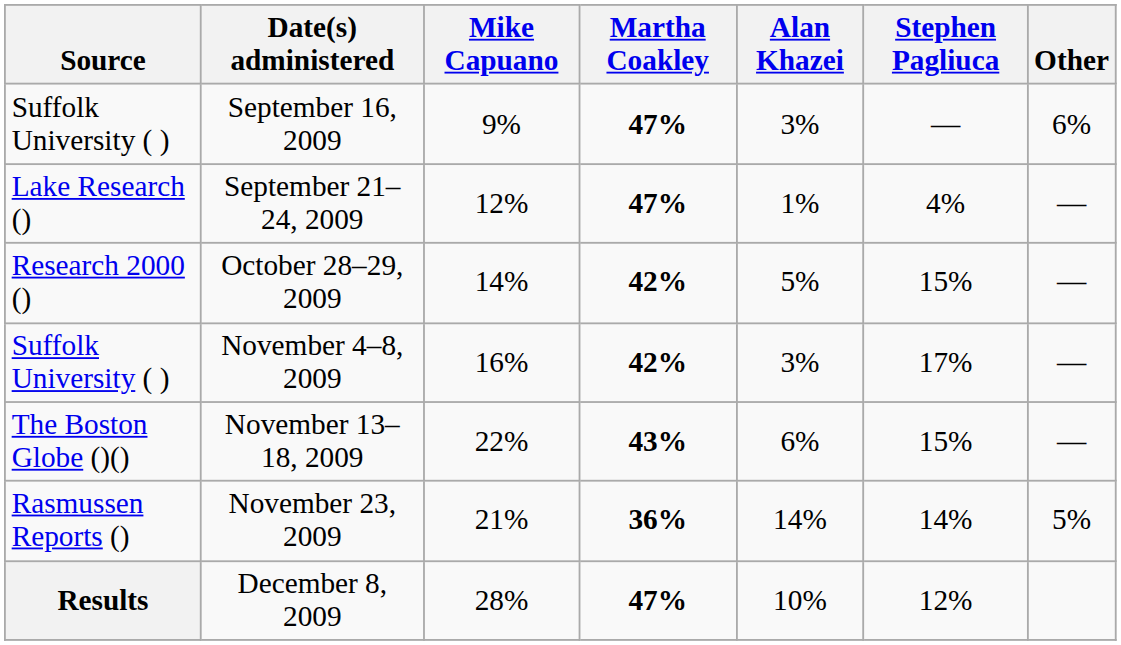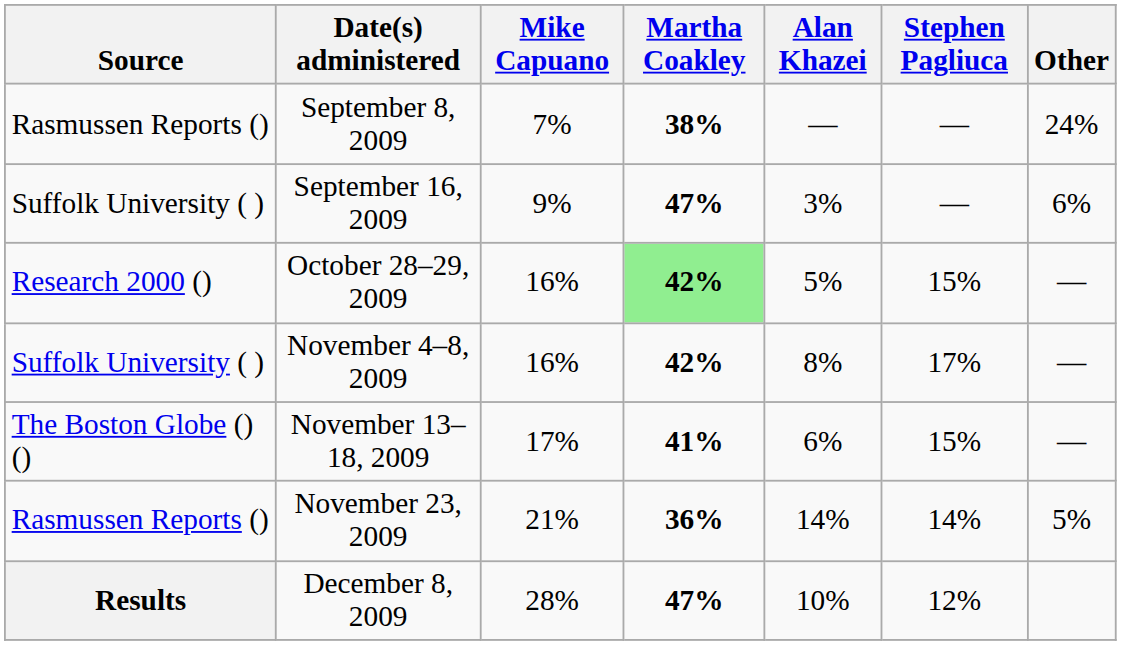+ row: (378, 123)
- row: (312, 202)
(501, 282) 14% -> (552, 282) 16%
(658, 282) no background -> (694, 282) lightgreen background
(800, 361) 3% -> (823, 361) 8%
(501, 441) 22% -> (552, 441) 17%
(658, 441) 43% -> (694, 441) 41%
